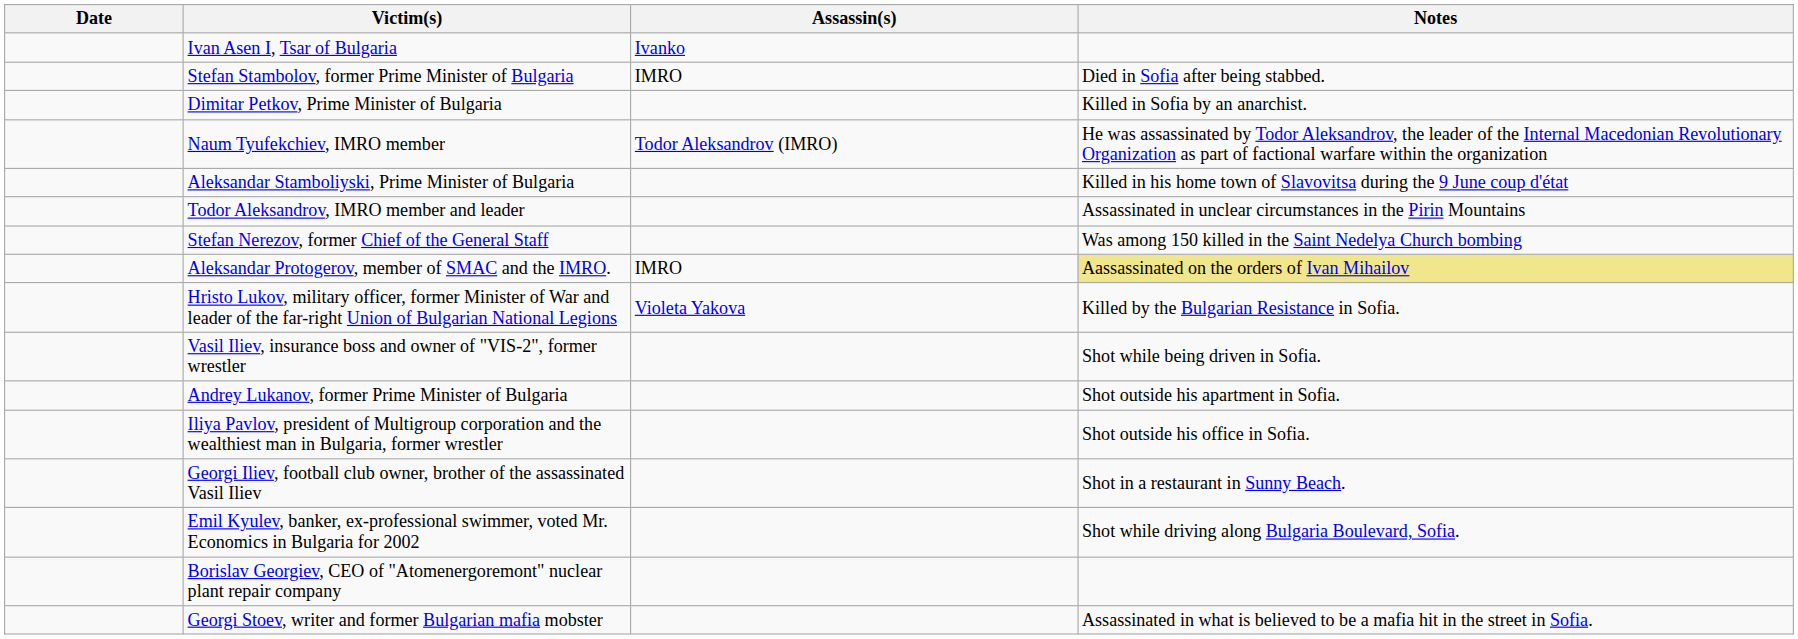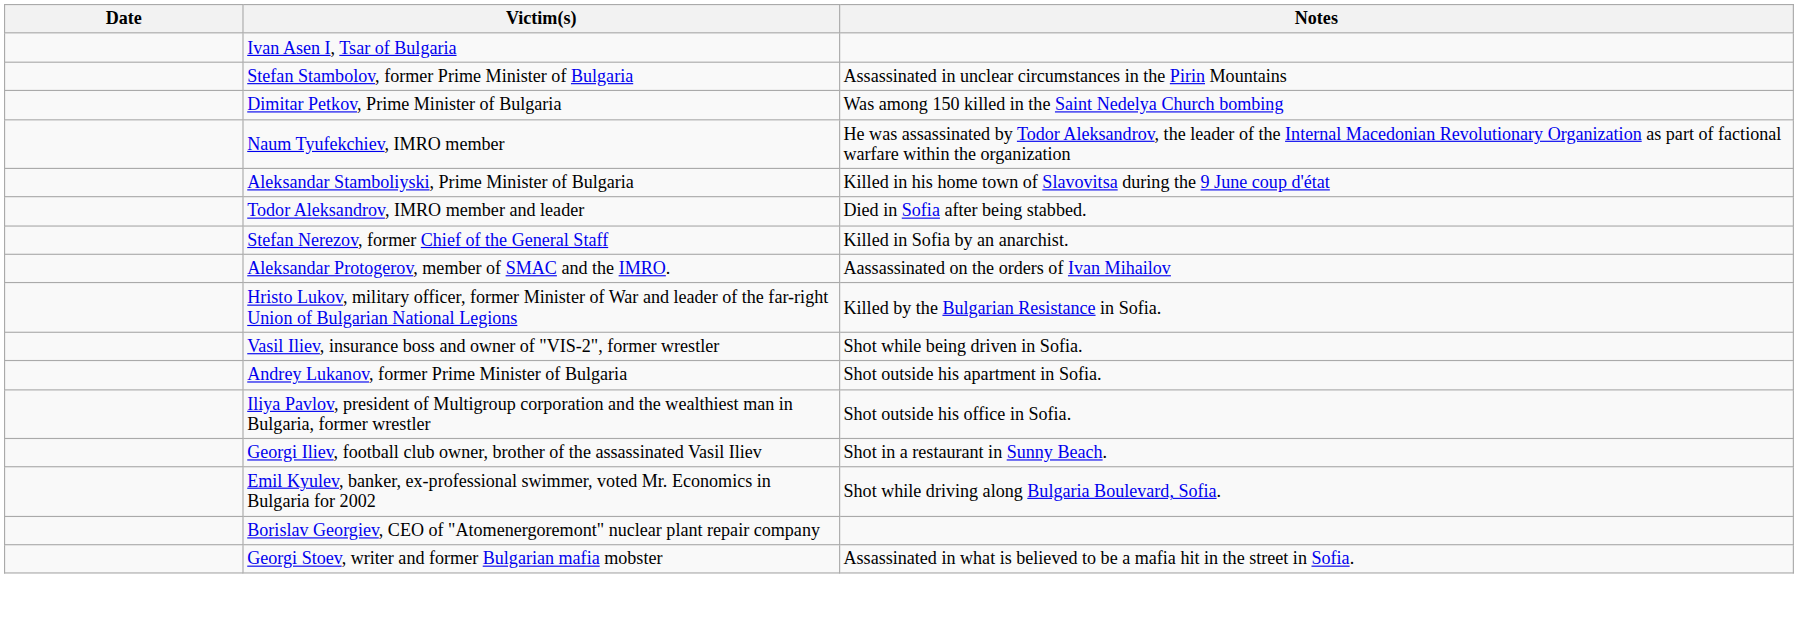- column: (854, 18)
(1204, 76) Died in Sofia after being stabbed. -> (1065, 76) Assassinated in unclear circumstances in the Pirin Mountains
(1194, 104) Killed in Sofia by an anarchist. -> (1063, 104) Was among 150 killed in the Saint Nedelya Church bombing
(1304, 211) Assassinated in unclear circumstances in the Pirin Mountains -> (965, 211) Died in Sofia after being stabbed.
(1302, 239) Was among 150 killed in the Saint Nedelya Church bombing -> (956, 239) Killed in Sofia by an anarchist.
(1246, 268) khaki background -> (1007, 268) no background
